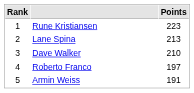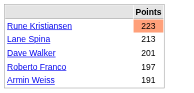- column: (18, 12)
(174, 26) no background -> (148, 26) lightsalmon background
(174, 53) 210 -> (148, 53) 201
